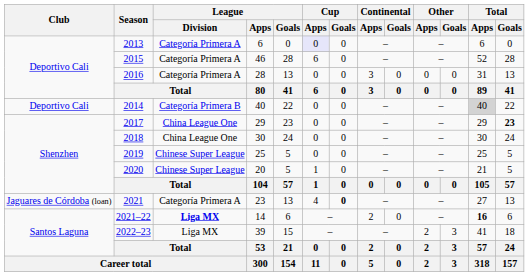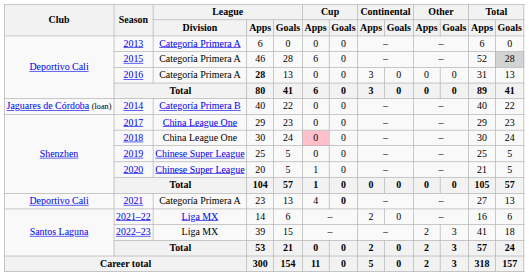(316, 43) lavender background -> (316, 43) no background
(510, 59) no background -> (510, 59) lightgrey background
(260, 75) normal -> (260, 75) bold
(59, 106) Deportivo Cali -> (59, 106) Jaguares de Córdoba (loan)
(482, 106) lightgrey background -> (482, 106) no background
(510, 122) bold -> (510, 122) normal
(316, 138) no background -> (316, 138) pink background
(59, 201) Jaguares de Córdoba (loan) -> (59, 201) Deportivo Cali
(200, 216) bold -> (200, 216) normal
(482, 216) bold -> (482, 216) normal
